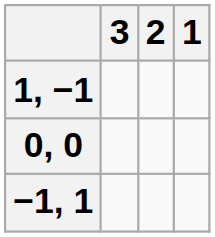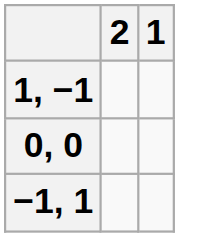- column: (120, 32)
